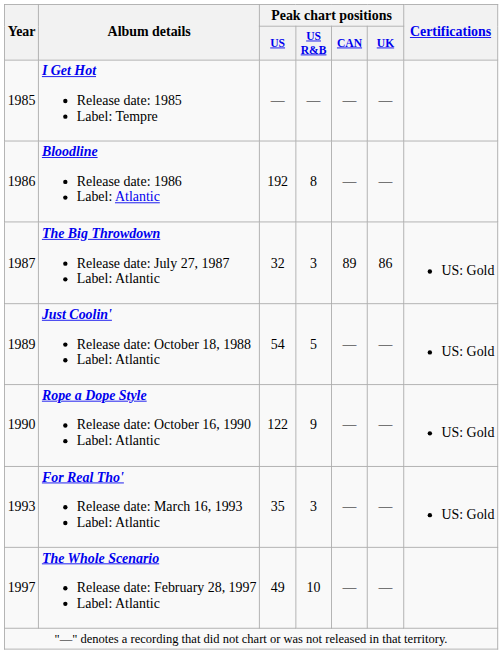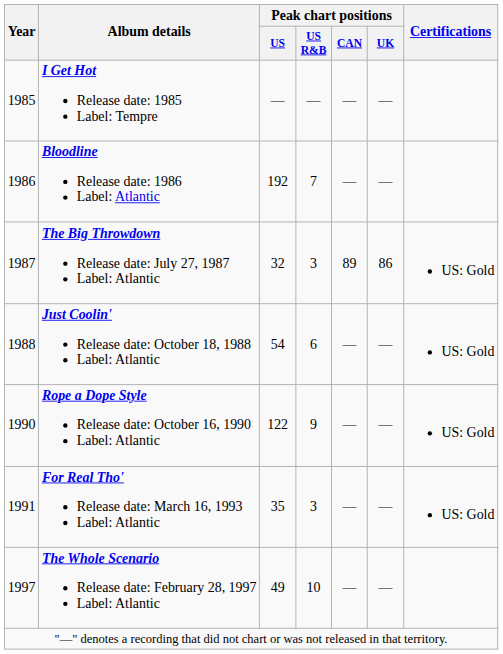(314, 181) 8 -> (314, 181) 7
(22, 344) 1989 -> (22, 344) 1988
(314, 344) 5 -> (314, 344) 6
(22, 506) 1993 -> (22, 506) 1991
